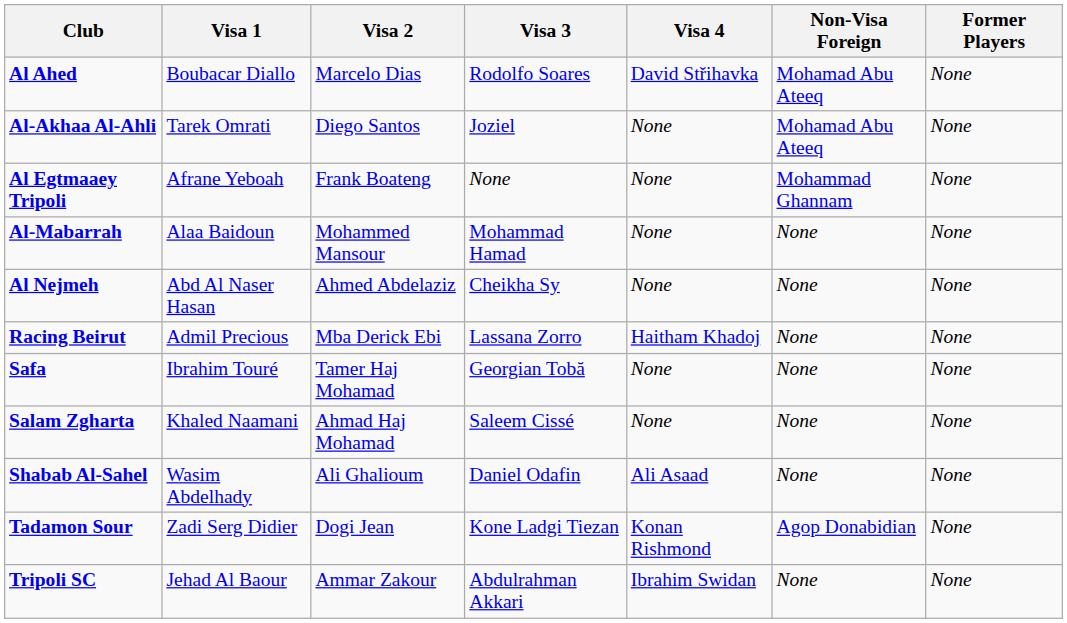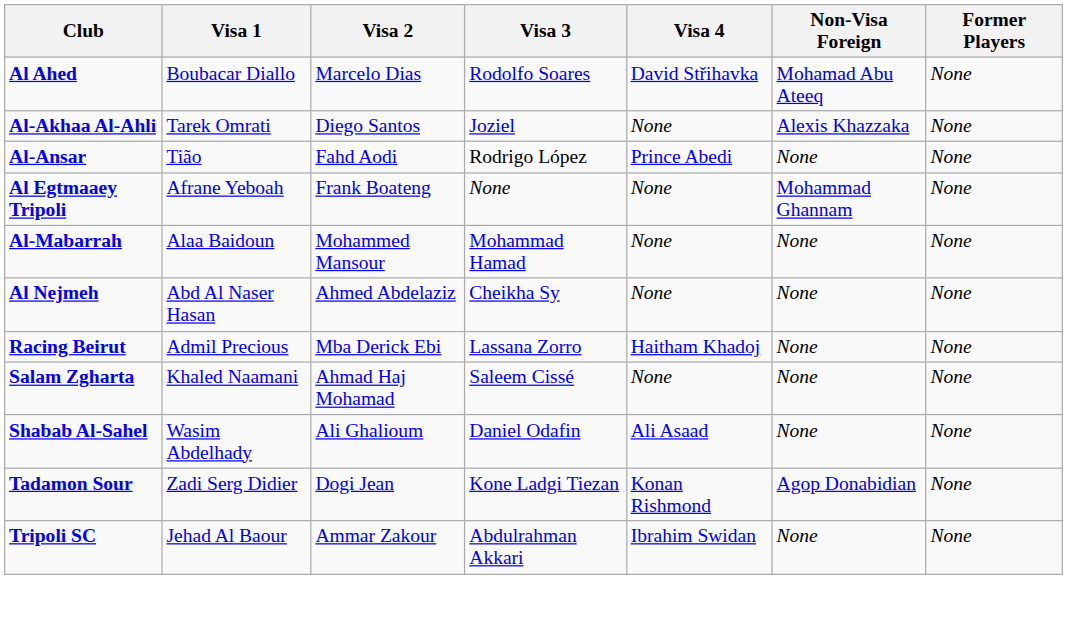(835, 136) Mohamad Abu Ateeq -> (843, 125) Alexis Khazzaka
+ row: (48, 156)
- row: (28, 368)
